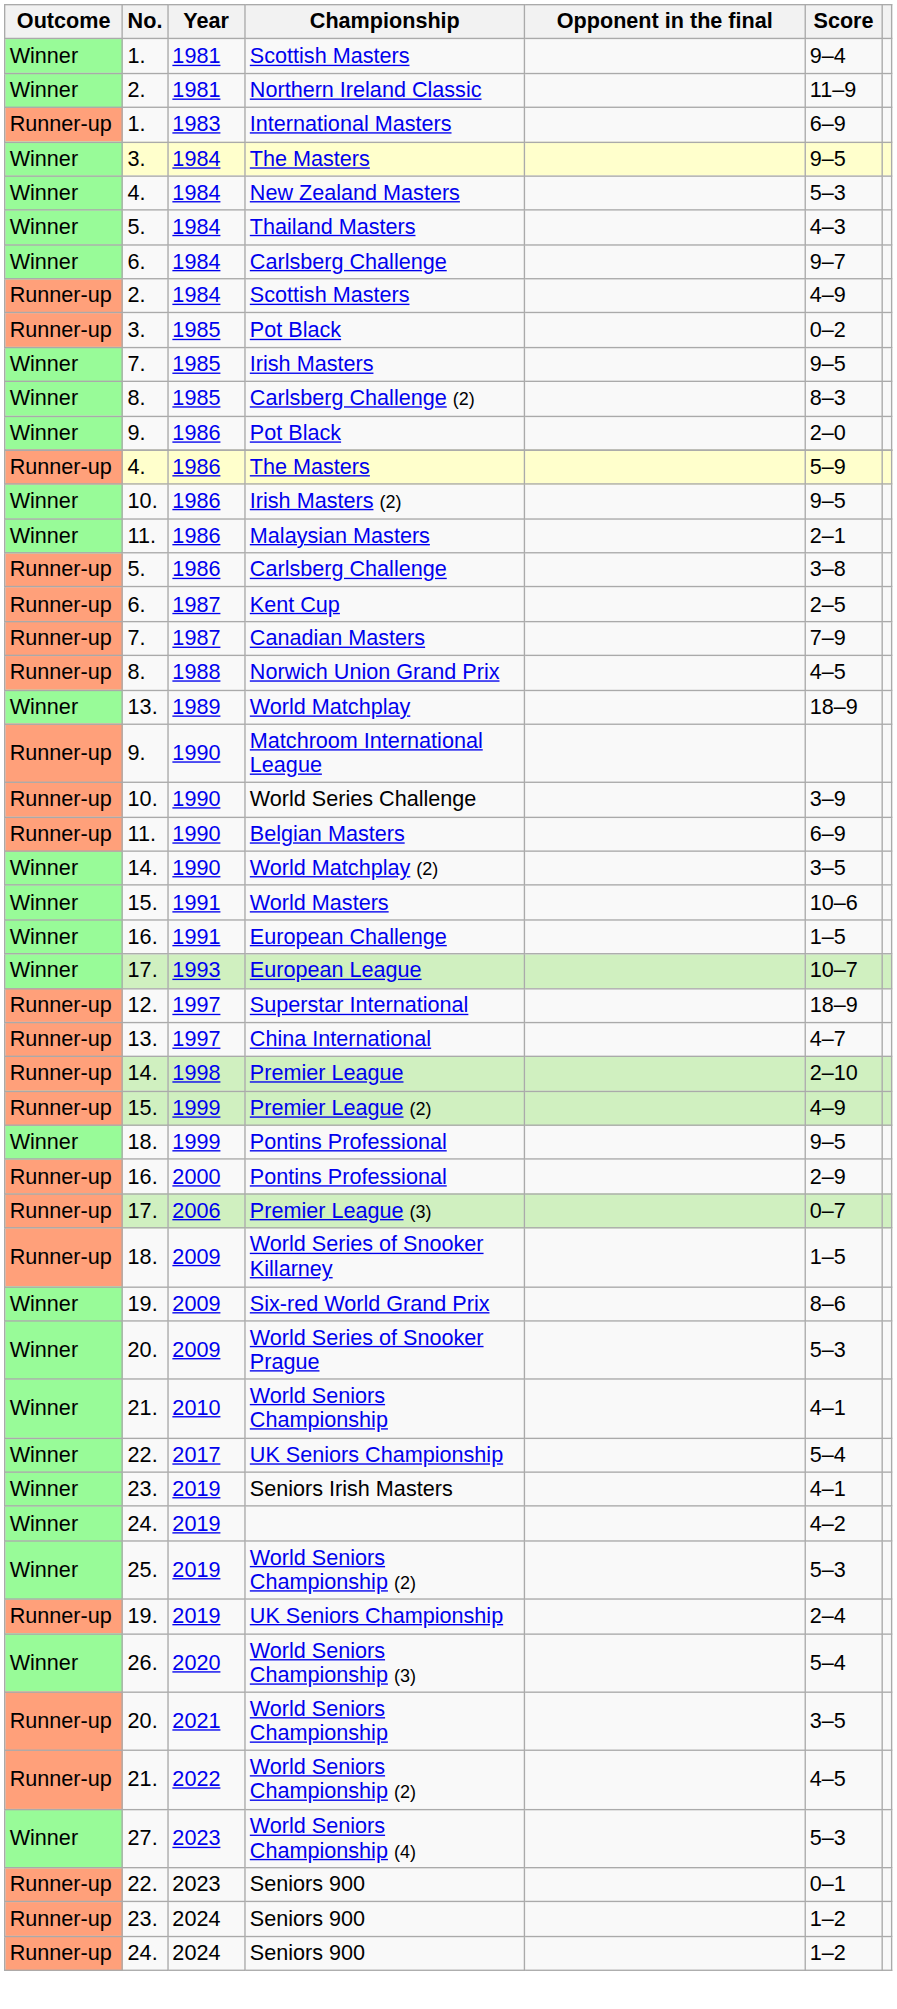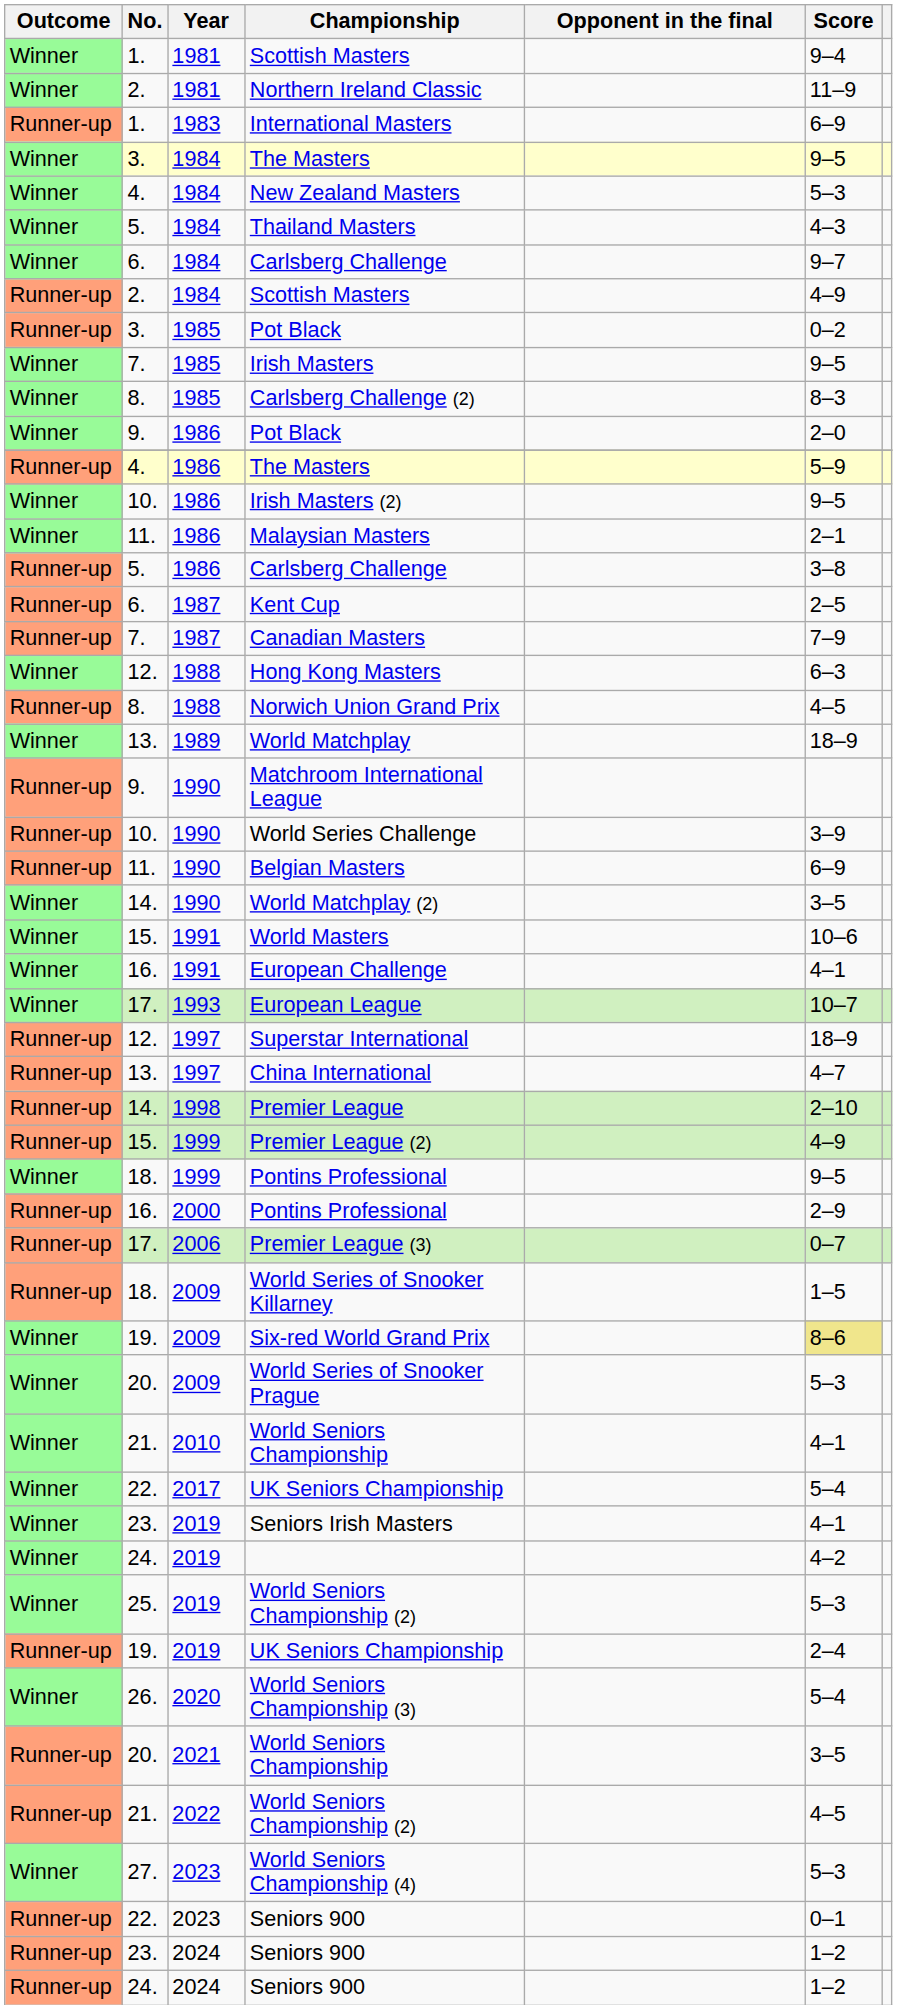+ row: (143, 672)
(828, 936) 1–5 -> (828, 970) 4–1
(828, 1303) no background -> (828, 1337) khaki background
